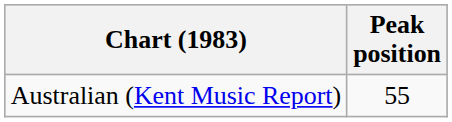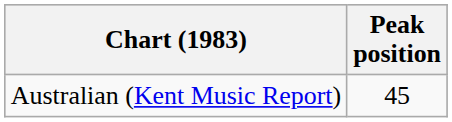(397, 95) 55 -> (397, 95) 45
